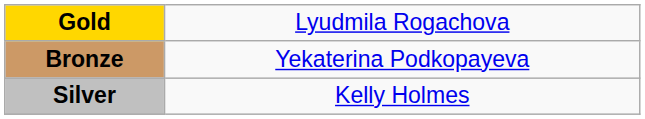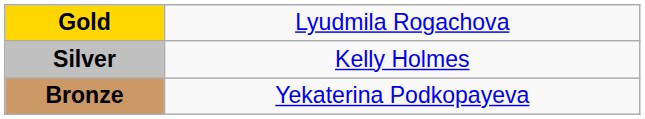rows swapped: (84, 95) <-> (84, 59)
